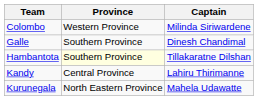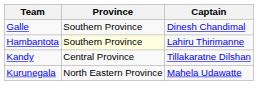- row: (26, 27)
(209, 57) Tillakaratne Dilshan -> (206, 42) Lahiru Thirimanne
(206, 73) Lahiru Thirimanne -> (209, 57) Tillakaratne Dilshan
